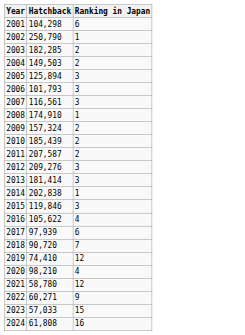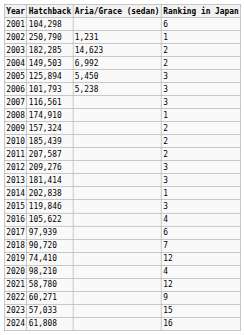+ column: (117, 10)
